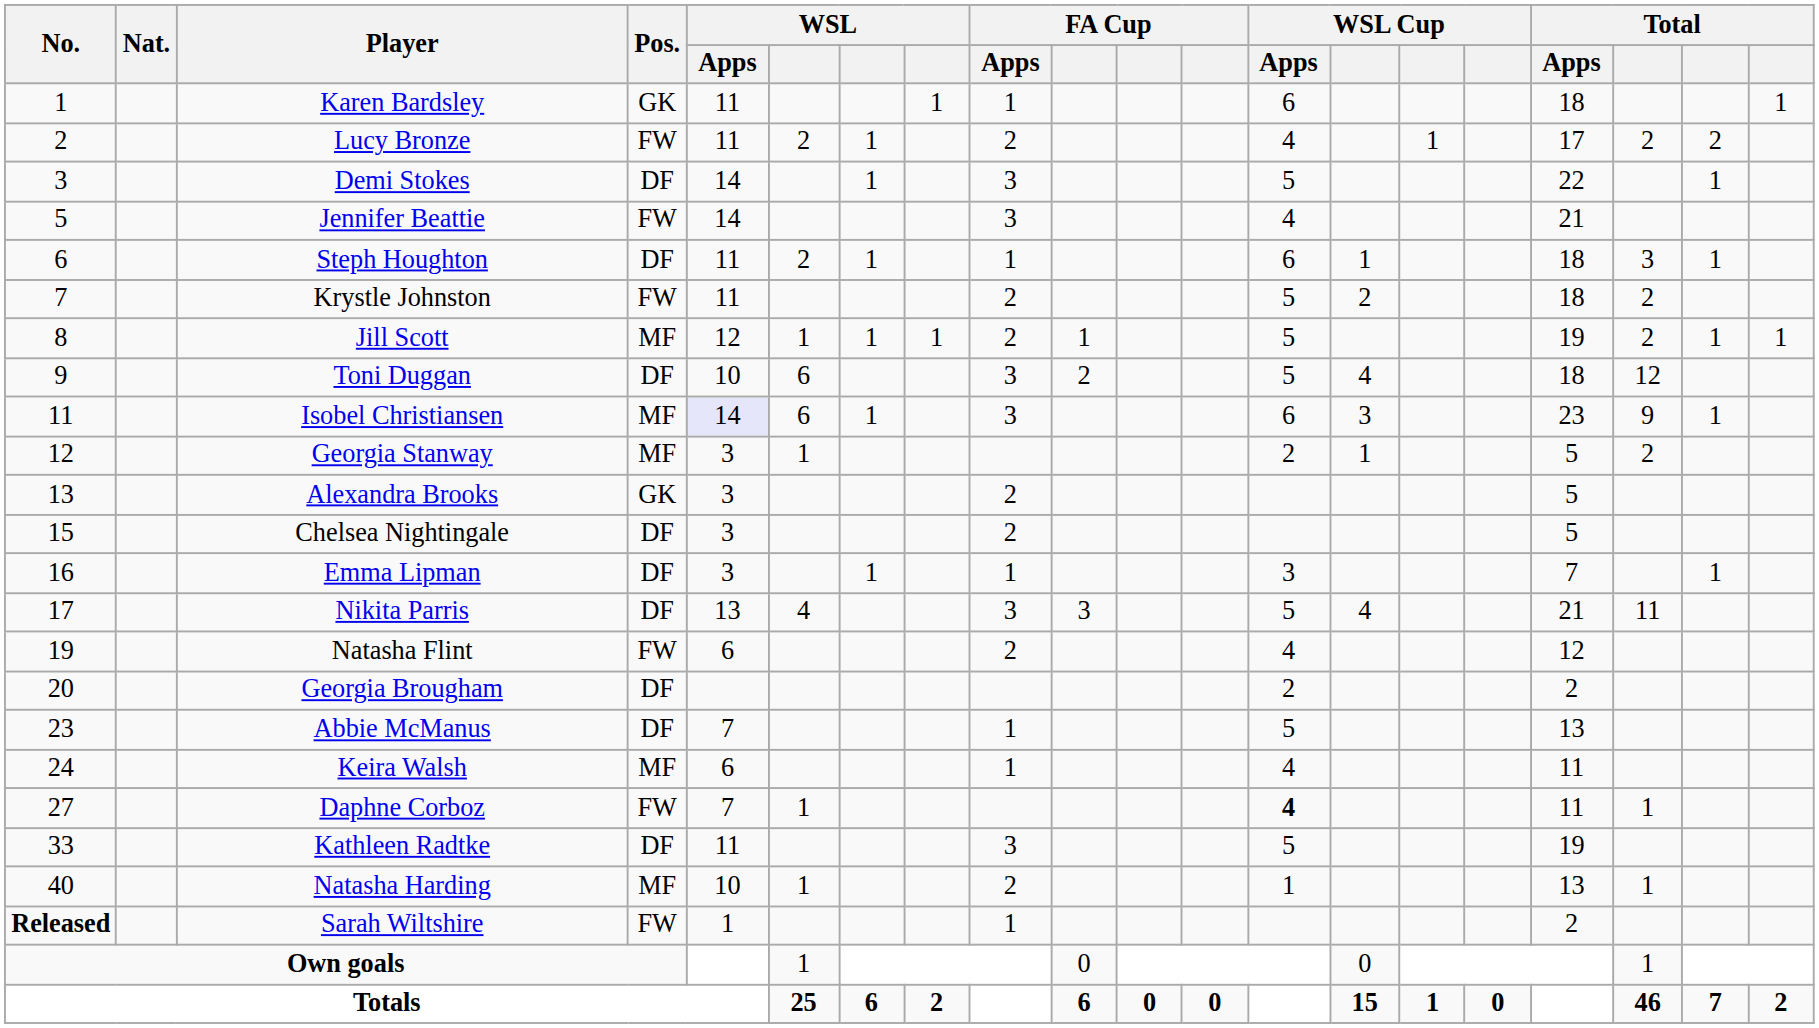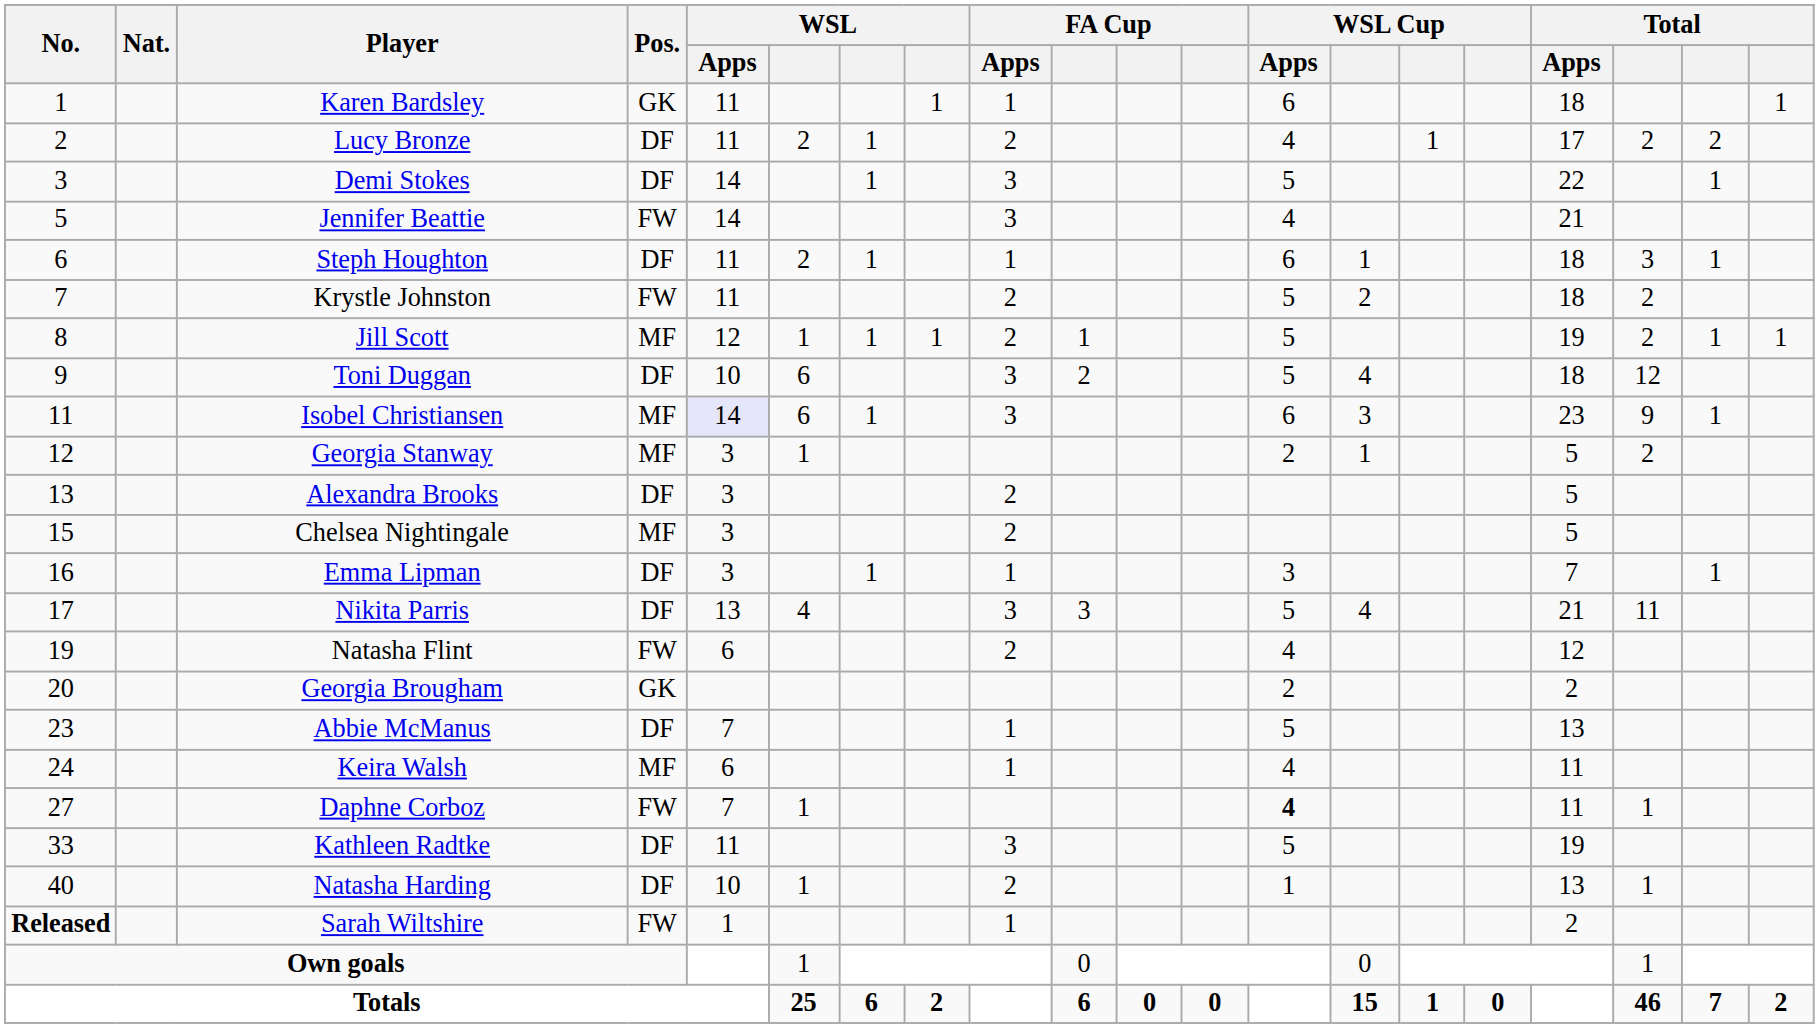(657, 141) FW -> (657, 141) DF
(657, 493) GK -> (657, 493) DF
(657, 532) DF -> (657, 532) MF
(657, 689) DF -> (657, 689) GK
(657, 885) MF -> (657, 885) DF
